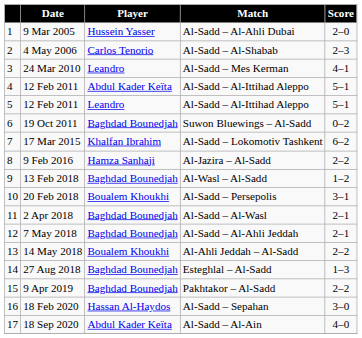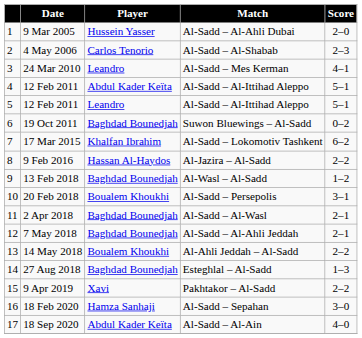(121, 160) Hamza Sanhaji -> (129, 160) Hassan Al-Haydos
(133, 288) Baghdad Bounedjah -> (98, 288) Xavi
(129, 306) Hassan Al-Haydos -> (121, 306) Hamza Sanhaji
